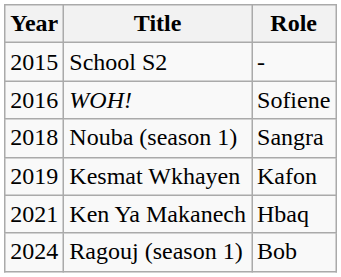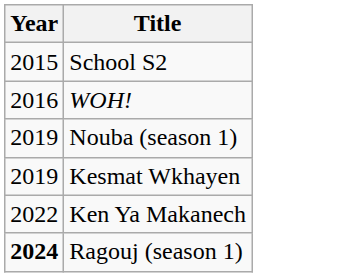- column: (294, 23)
(34, 137) 2018 -> (34, 137) 2019
(34, 213) 2021 -> (34, 213) 2022
(34, 251) normal -> (34, 251) bold
